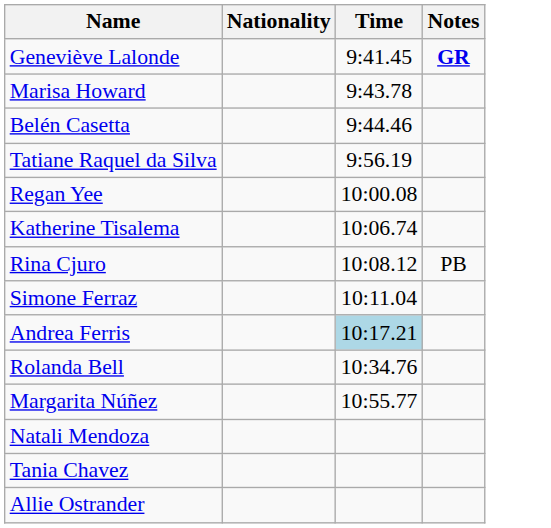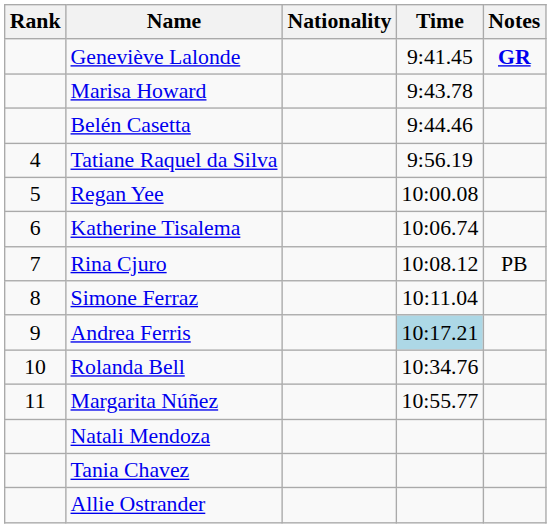+ column: (35, 21)
